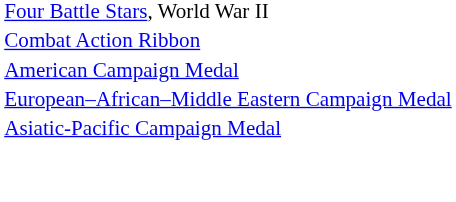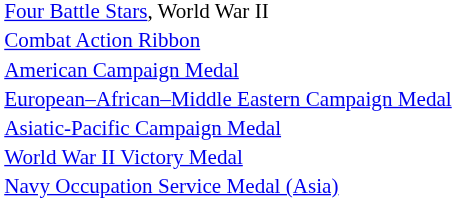+ row: (124, 156)
+ row: (171, 185)
